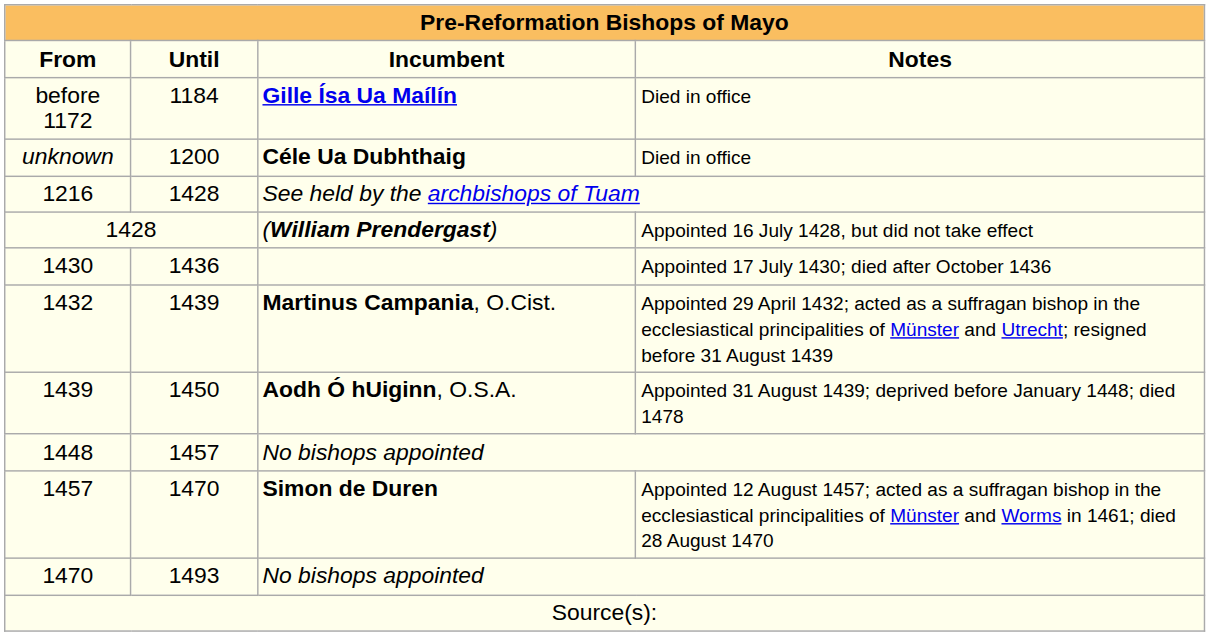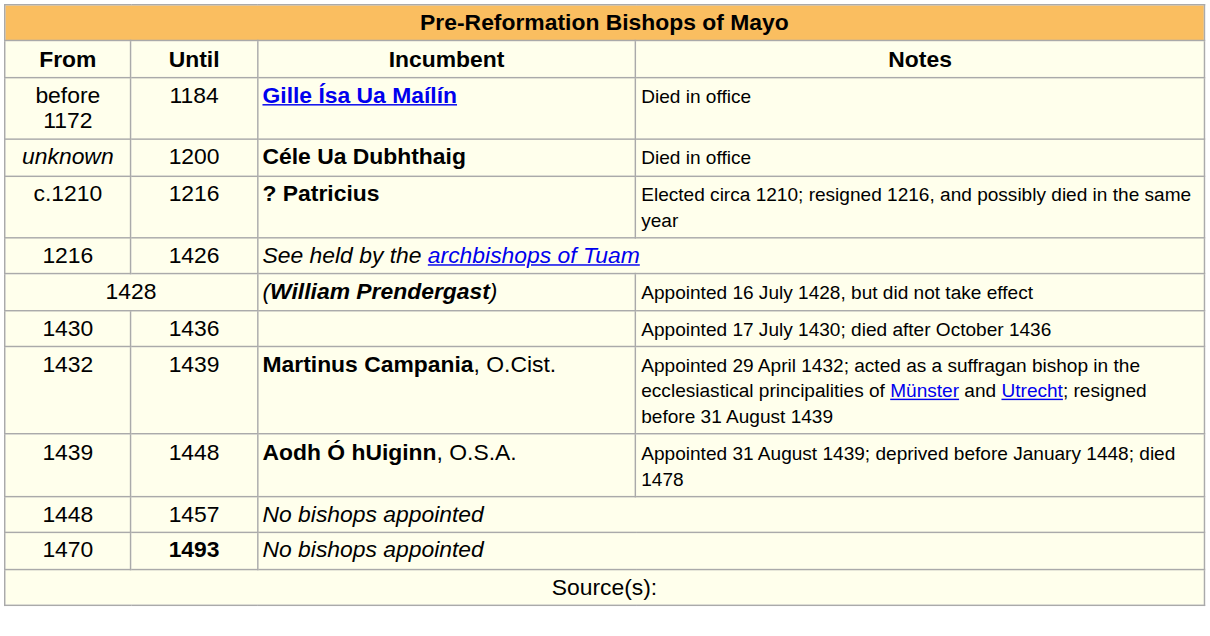+ row: (68, 193)
(194, 193) 1428 -> (194, 255) 1426
(194, 390) 1450 -> (194, 452) 1448
- row: (68, 488)
(194, 576) normal -> (194, 550) bold
